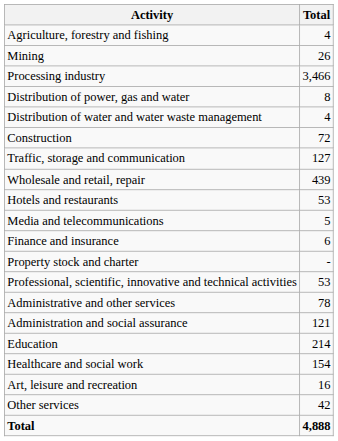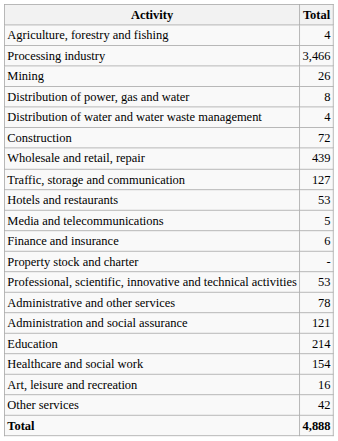rows swapped: (26, 56) <-> (56, 76)
rows swapped: (76, 179) <-> (96, 158)
